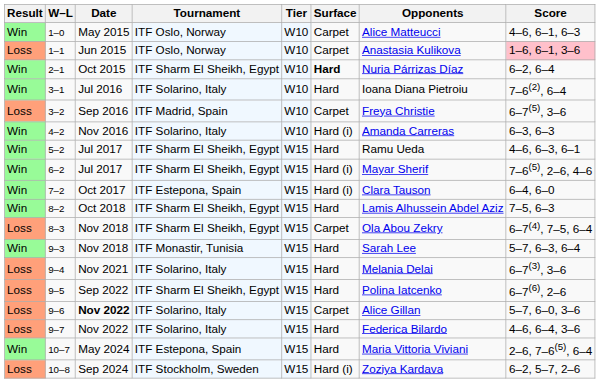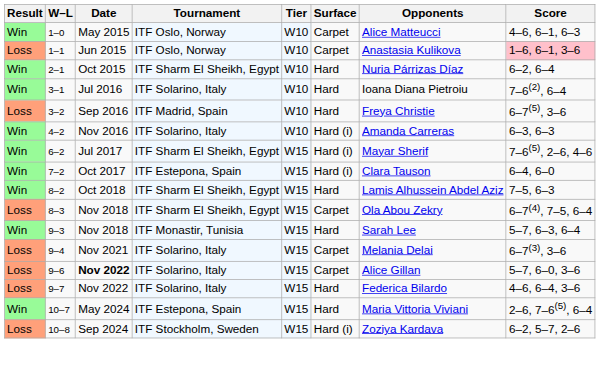(327, 69) bold -> (326, 69) normal
(331, 111) Carpet -> (326, 111) Hard
- row: (56, 150)
(326, 268) Hard -> (331, 250) Carpet
- row: (56, 291)
